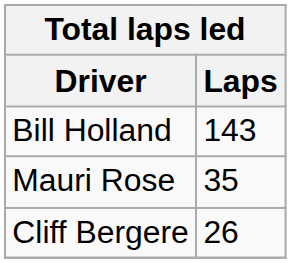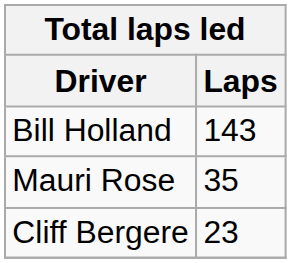(221, 231) 26 -> (221, 231) 23
